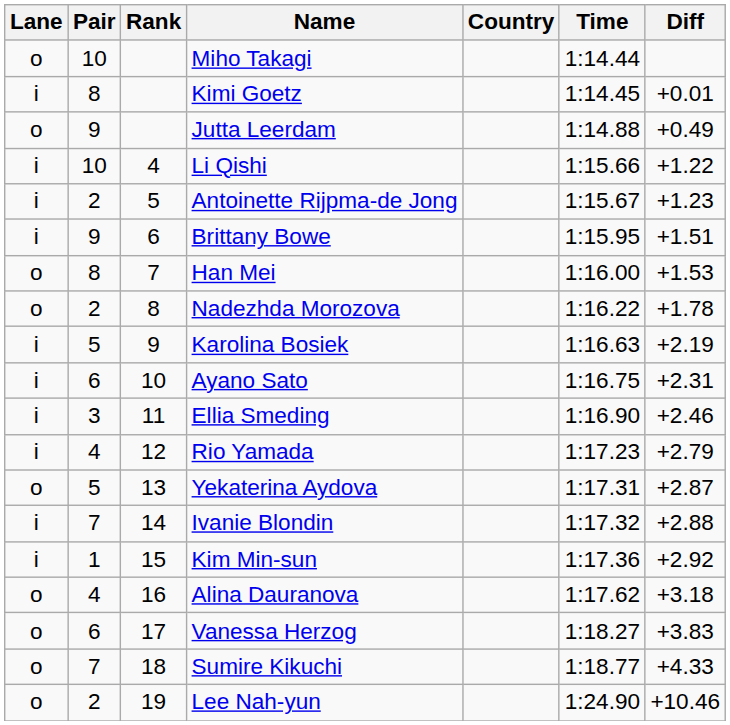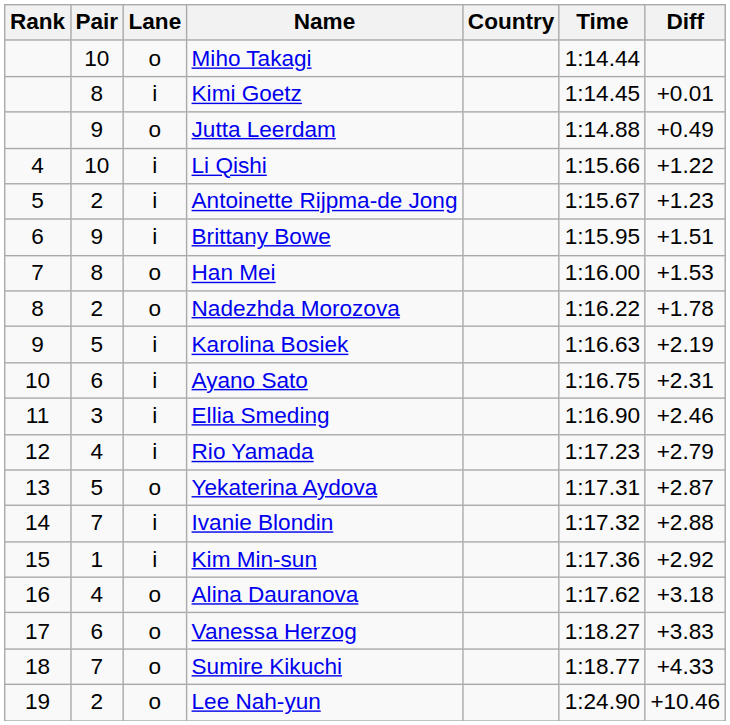columns swapped: (154, 22) <-> (36, 22)
